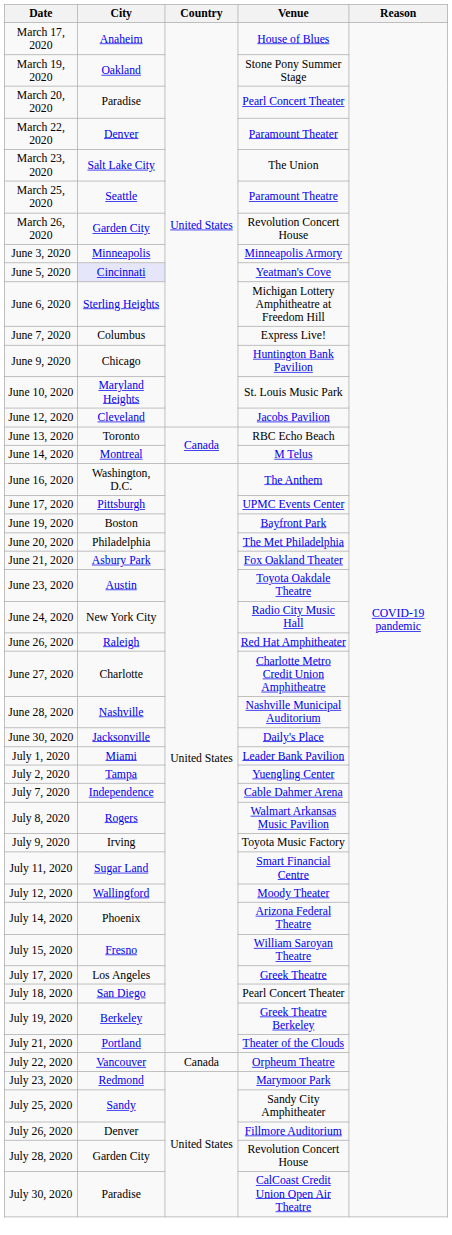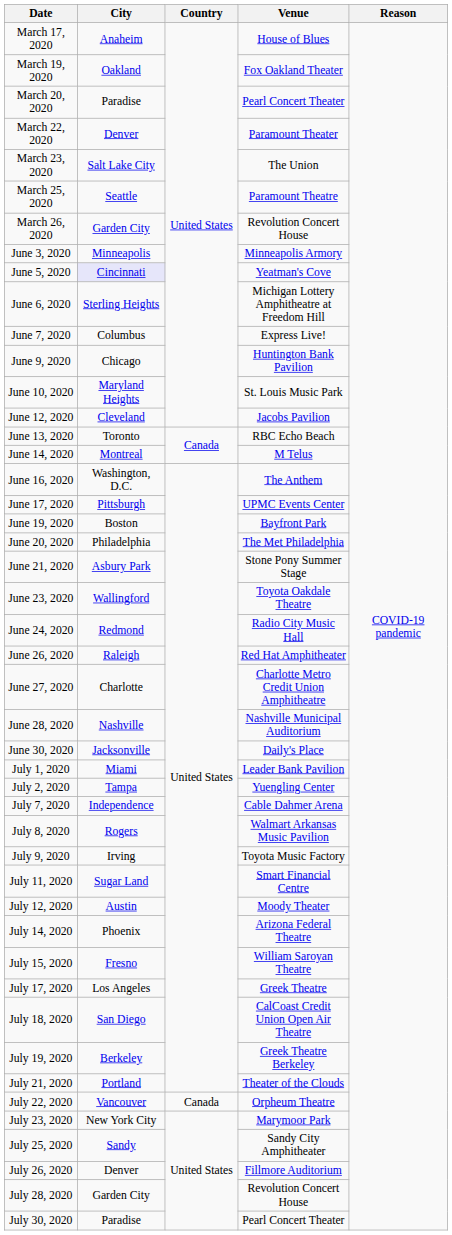(293, 70) Stone Pony Summer Stage -> (293, 70) Fox Oakland Theater
(293, 560) Fox Oakland Theater -> (293, 567) Stone Pony Summer Stage
(121, 585) Austin -> (121, 598) Wallingford
(121, 617) New York City -> (121, 630) Redmond
(121, 893) Wallingford -> (121, 906) Austin
(293, 993) Pearl Concert Theater -> (293, 1019) CalCoast Credit Union Open Air Theatre
(121, 1080) Redmond -> (121, 1120) New York City
(293, 1194) CalCoast Credit Union Open Air Theatre -> (293, 1220) Pearl Concert Theater
